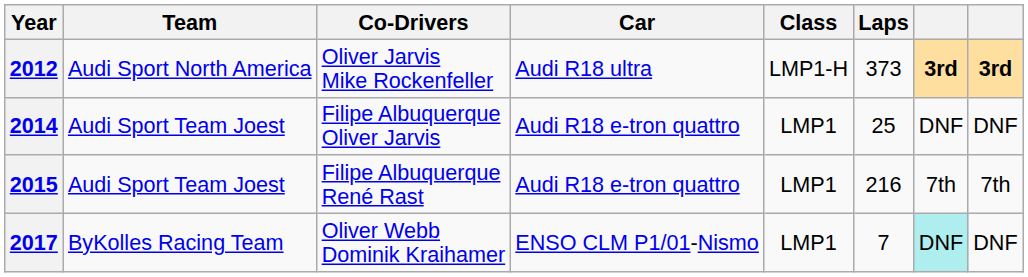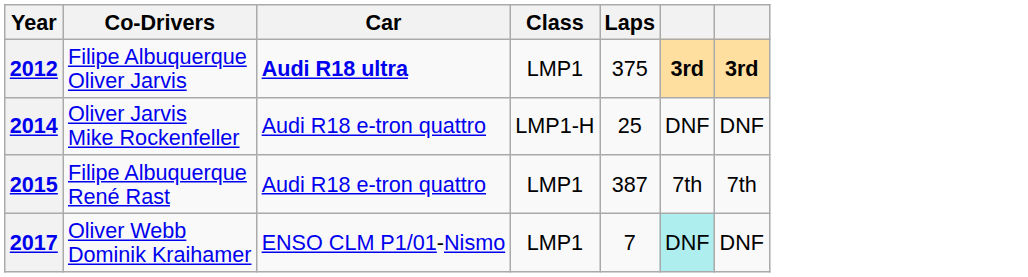- column: (190, 22)
(407, 68) Oliver Jarvis Mike Rockenfeller -> (157, 68) Filipe Albuquerque Oliver Jarvis
(584, 68) normal -> (335, 68) bold
(809, 68) LMP1-H -> (555, 68) LMP1
(883, 68) 373 -> (630, 68) 375
(411, 126) Filipe Albuquerque Oliver Jarvis -> (154, 126) Oliver Jarvis Mike Rockenfeller
(809, 126) LMP1 -> (555, 126) LMP1-H
(883, 185) 216 -> (630, 185) 387
